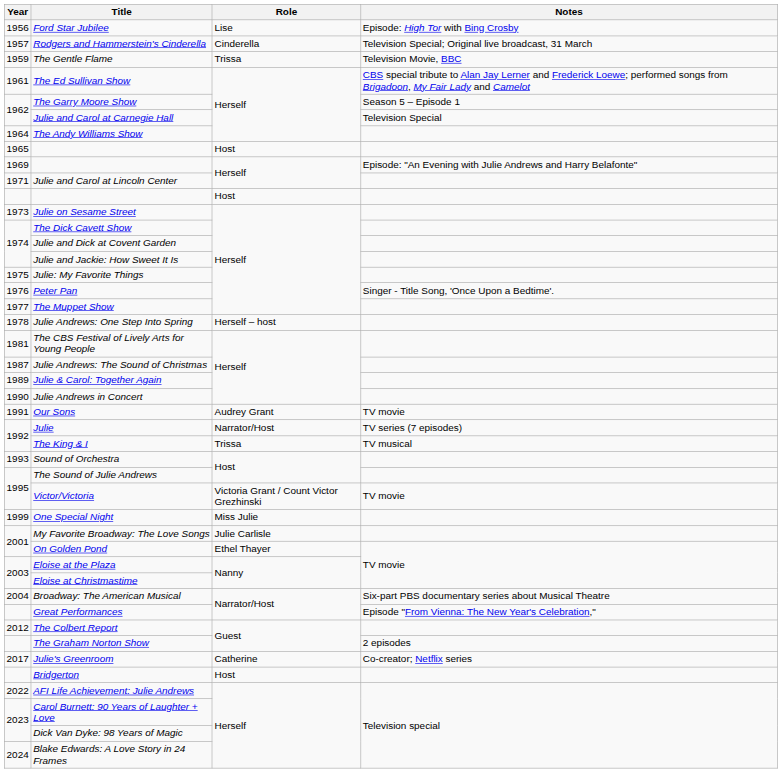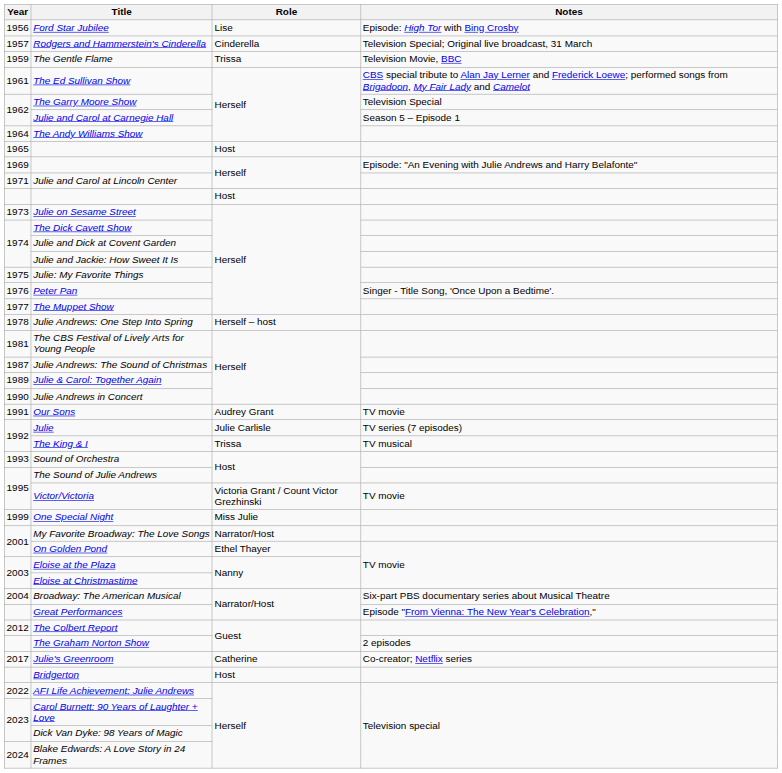(411, 102) Season 5 – Episode 1 -> (402, 102) Television Special
(402, 117) Television Special -> (411, 117) Season 5 – Episode 1
(244, 427) Narrator/Host -> (243, 427) Julie Carlisle
(243, 533) Julie Carlisle -> (244, 533) Narrator/Host
